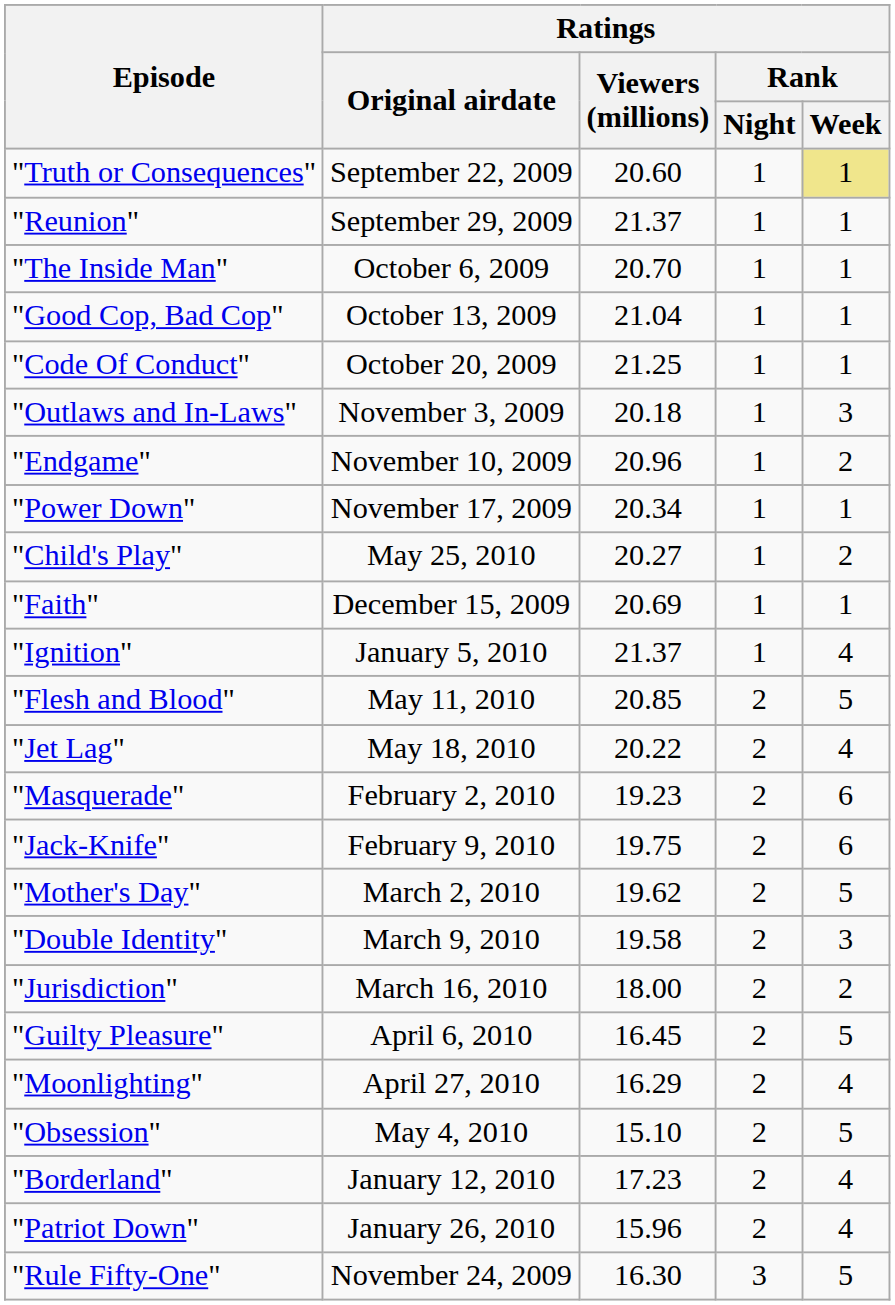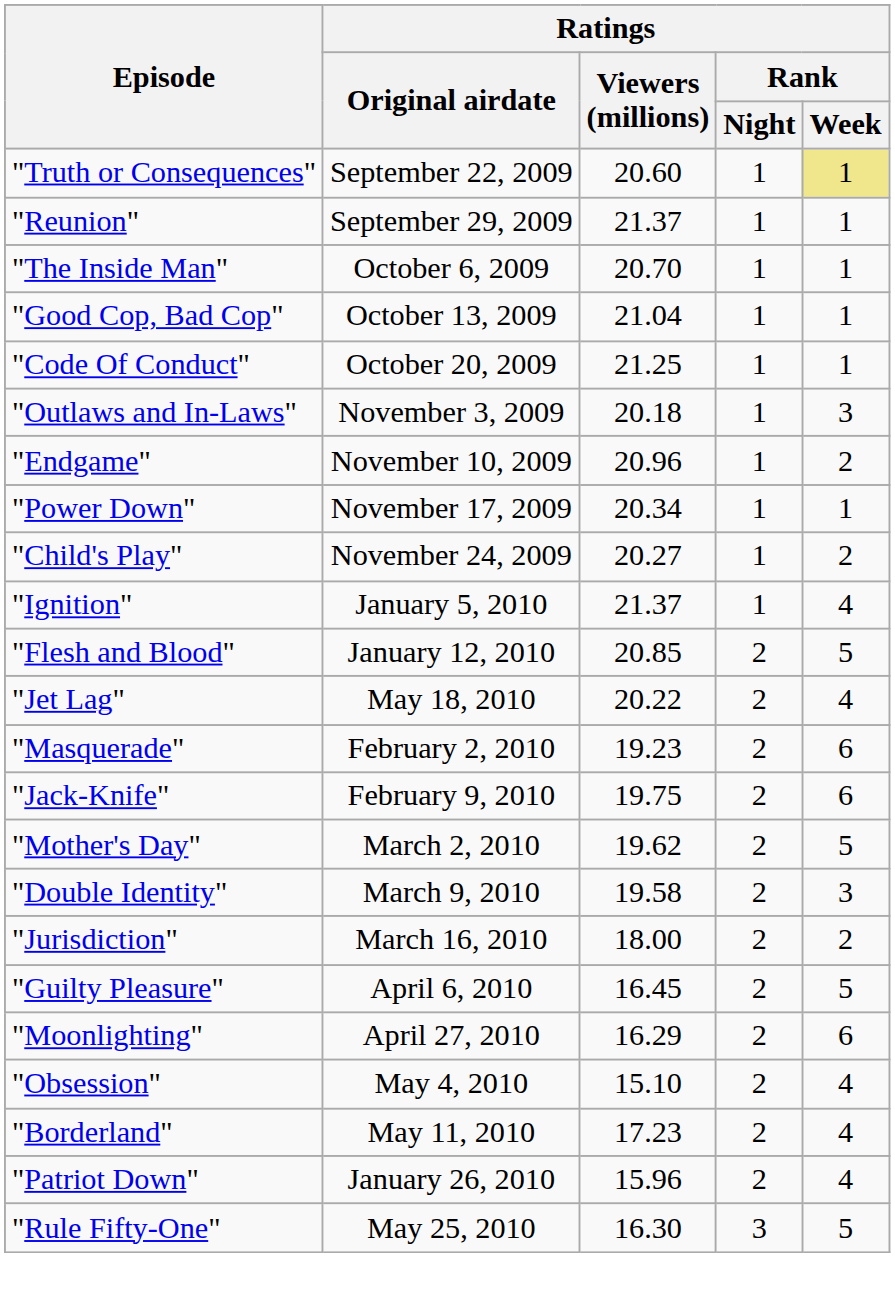(451, 556) May 25, 2010 -> (451, 556) November 24, 2009
- row: (55, 603)
(451, 699) May 11, 2010 -> (451, 651) January 12, 2010
(846, 1083) 4 -> (846, 1035) 6
(846, 1131) 5 -> (846, 1083) 4
(451, 1179) January 12, 2010 -> (451, 1131) May 11, 2010
(451, 1275) November 24, 2009 -> (451, 1227) May 25, 2010
